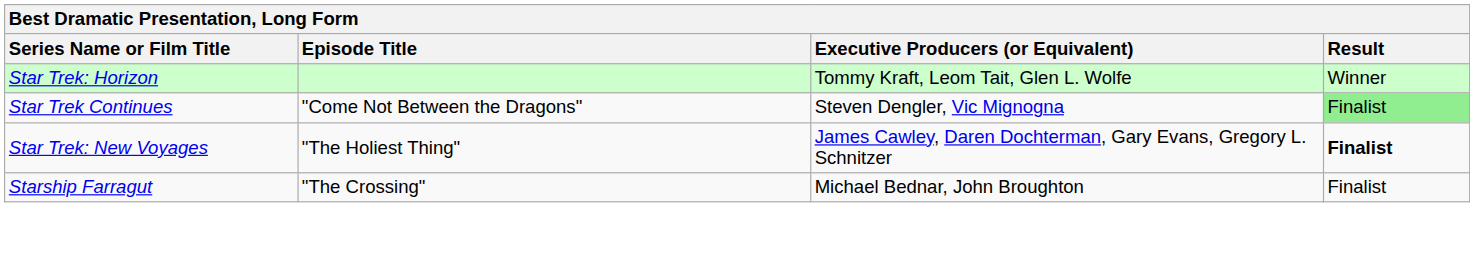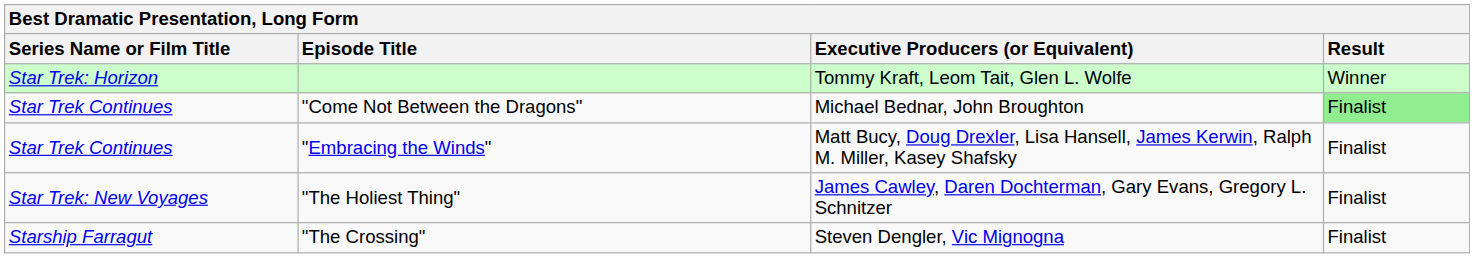(939, 107) Steven Dengler, Vic Mignogna -> (949, 107) Michael Bednar, John Broughton
+ row: (397, 147)
(1360, 147) bold -> (1357, 197) normal
(949, 187) Michael Bednar, John Broughton -> (939, 237) Steven Dengler, Vic Mignogna
